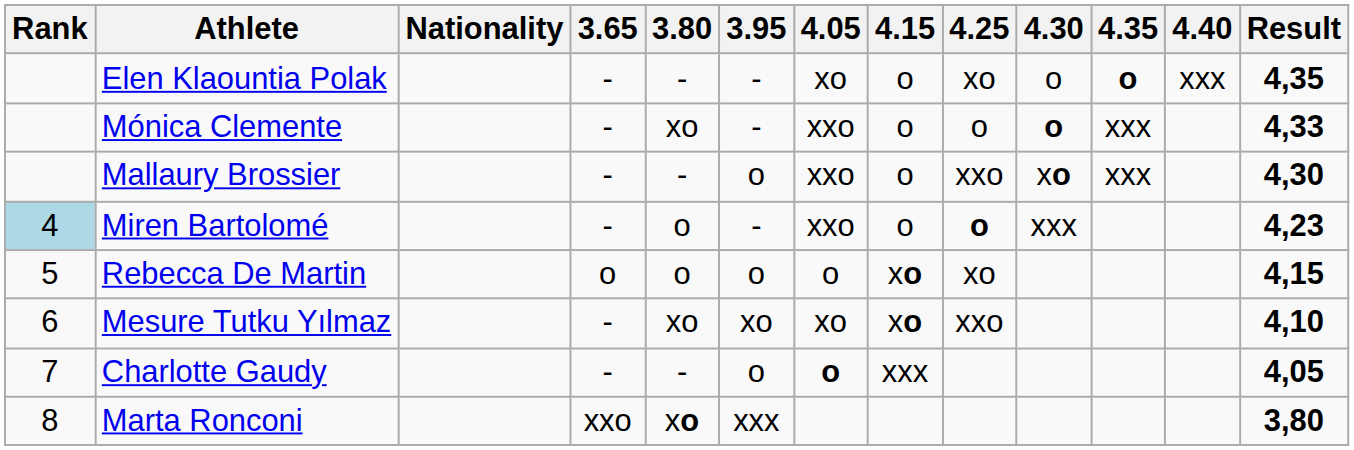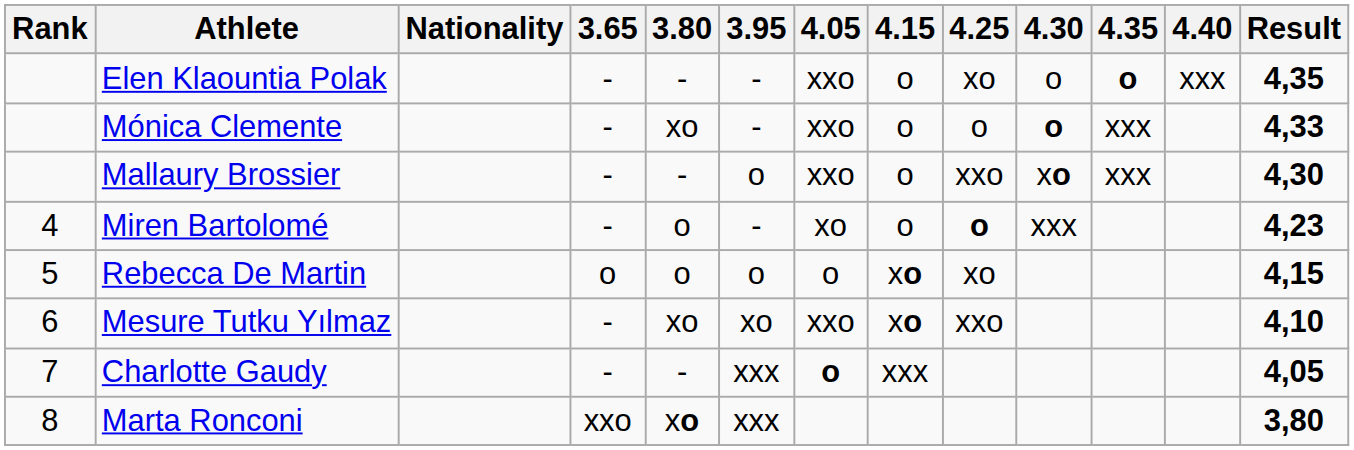(831, 77) xo -> (831, 77) xxo
(50, 224) lightblue background -> (50, 224) no background
(831, 224) xxo -> (831, 224) xo
(831, 322) xo -> (831, 322) xxo
(756, 371) o -> (756, 371) xxx
